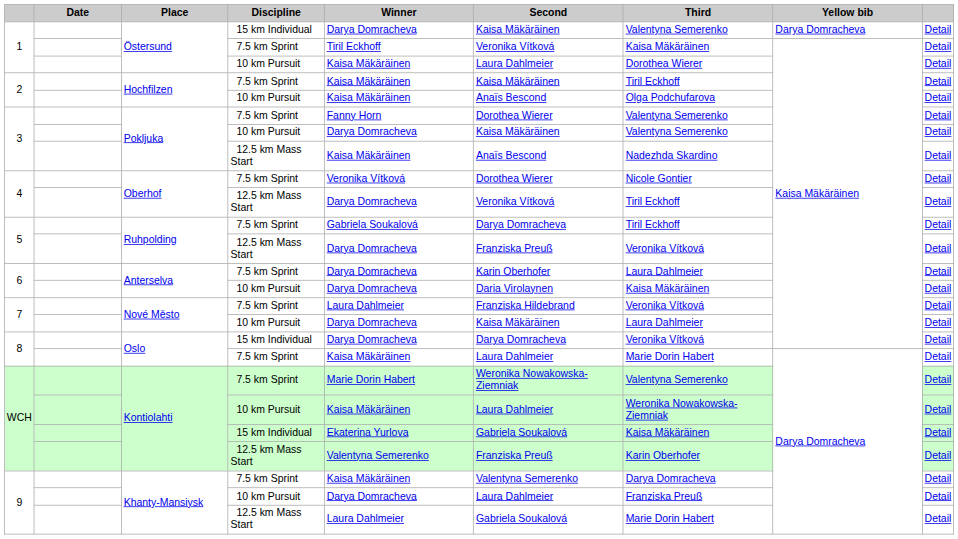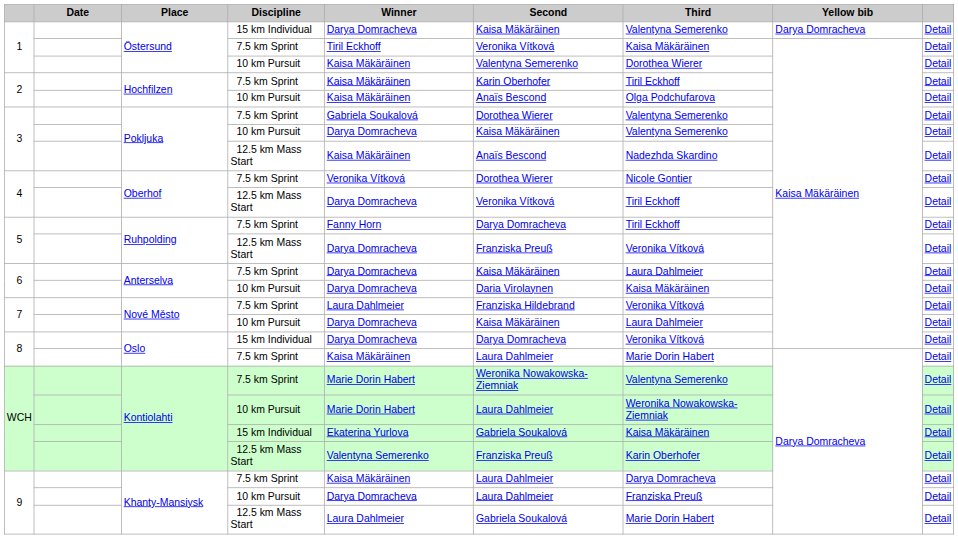(515, 64) Laura Dahlmeier -> (527, 64) Valentyna Semerenko
(518, 81) Kaisa Mäkäräinen -> (513, 81) Karin Oberhofer
(354, 115) Fanny Horn -> (372, 115) Gabriela Soukalová
(372, 225) Gabriela Soukalová -> (354, 225) Fanny Horn
(513, 271) Karin Oberhofer -> (518, 271) Kaisa Mäkäräinen
(369, 409) Kaisa Mäkäräinen -> (371, 409) Marie Dorin Habert
(527, 479) Valentyna Semerenko -> (515, 479) Laura Dahlmeier
